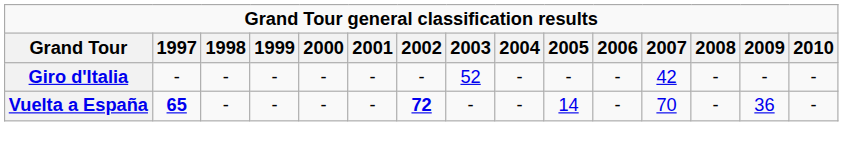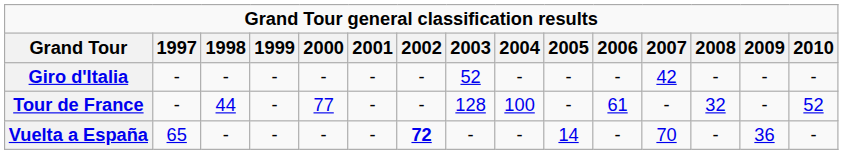+ row: (78, 105)
(177, 105) bold -> (177, 134) normal
